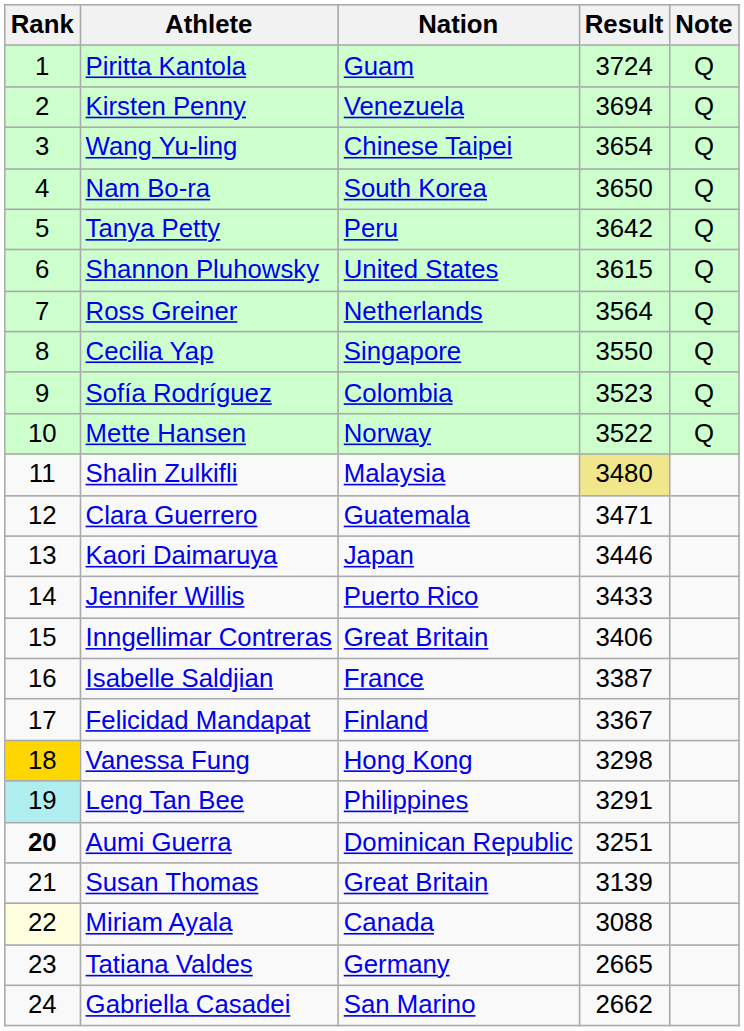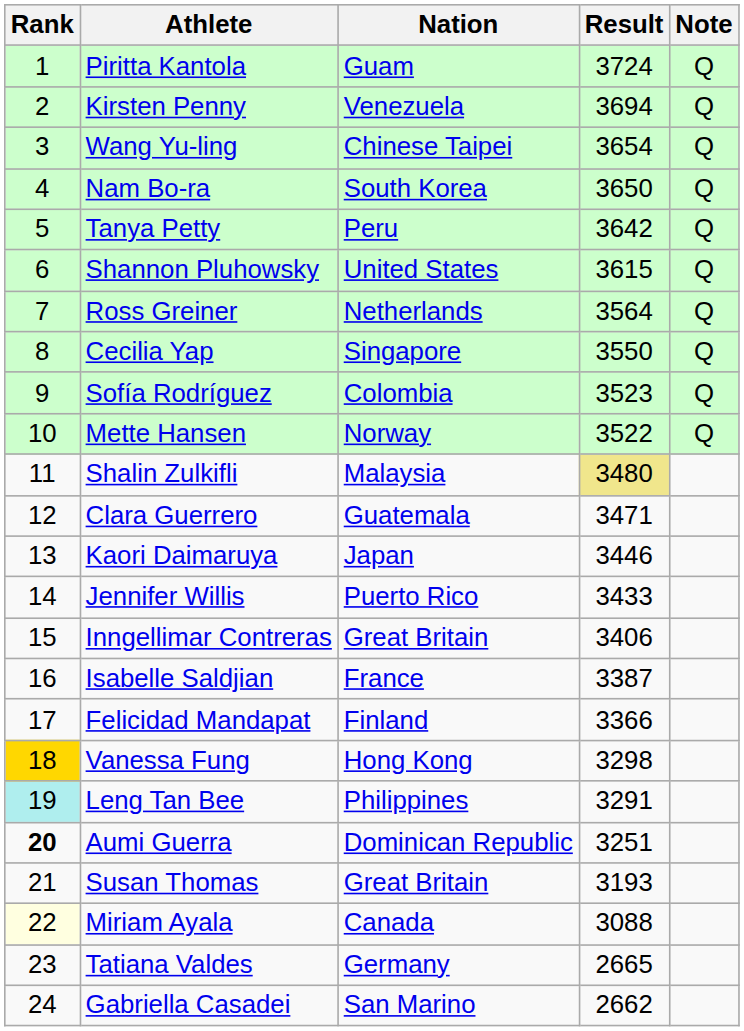(624, 719) 3367 -> (624, 719) 3366
(624, 882) 3139 -> (624, 882) 3193
